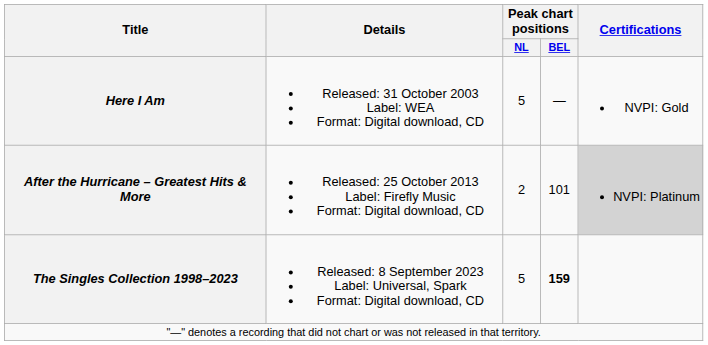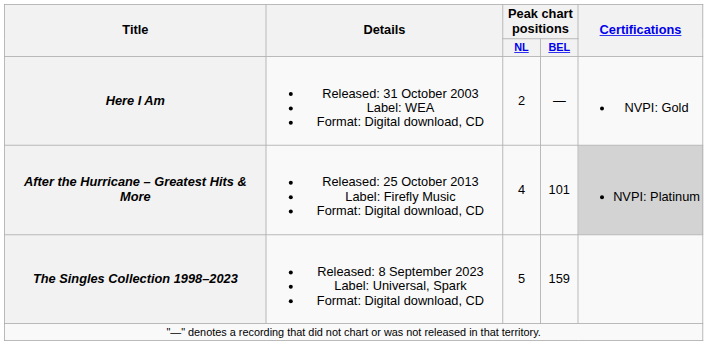(521, 100) 5 -> (521, 100) 2
(521, 190) 2 -> (521, 190) 4
(559, 279) bold -> (559, 279) normal
